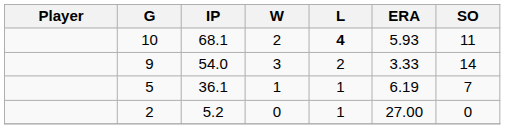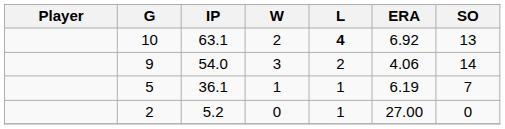(213, 40) 68.1 -> (213, 40) 63.1
(404, 40) 5.93 -> (404, 40) 6.92
(468, 40) 11 -> (468, 40) 13
(404, 64) 3.33 -> (404, 64) 4.06
